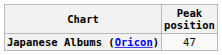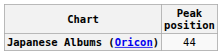(189, 42) 47 -> (189, 42) 44
